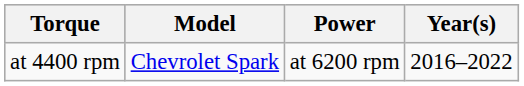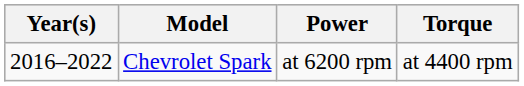columns swapped: (461, 23) <-> (65, 23)
